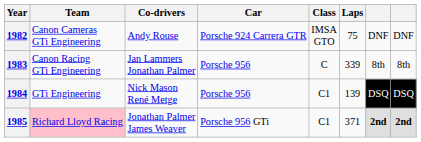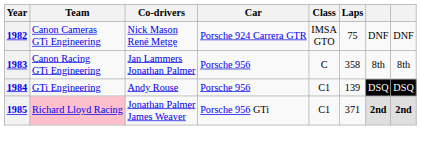(153, 36) Andy Rouse -> (153, 36) Nick Mason René Metge
(353, 65) 339 -> (353, 65) 358
(153, 94) Nick Mason René Metge -> (153, 88) Andy Rouse
